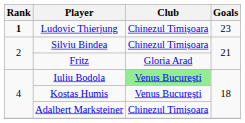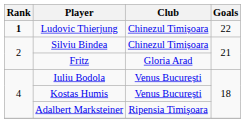(226, 28) 23 -> (226, 28) 22
(168, 77) lightgreen background -> (168, 77) no background
(168, 110) Chinezul Timișoara -> (168, 110) Ripensia Timişoara
